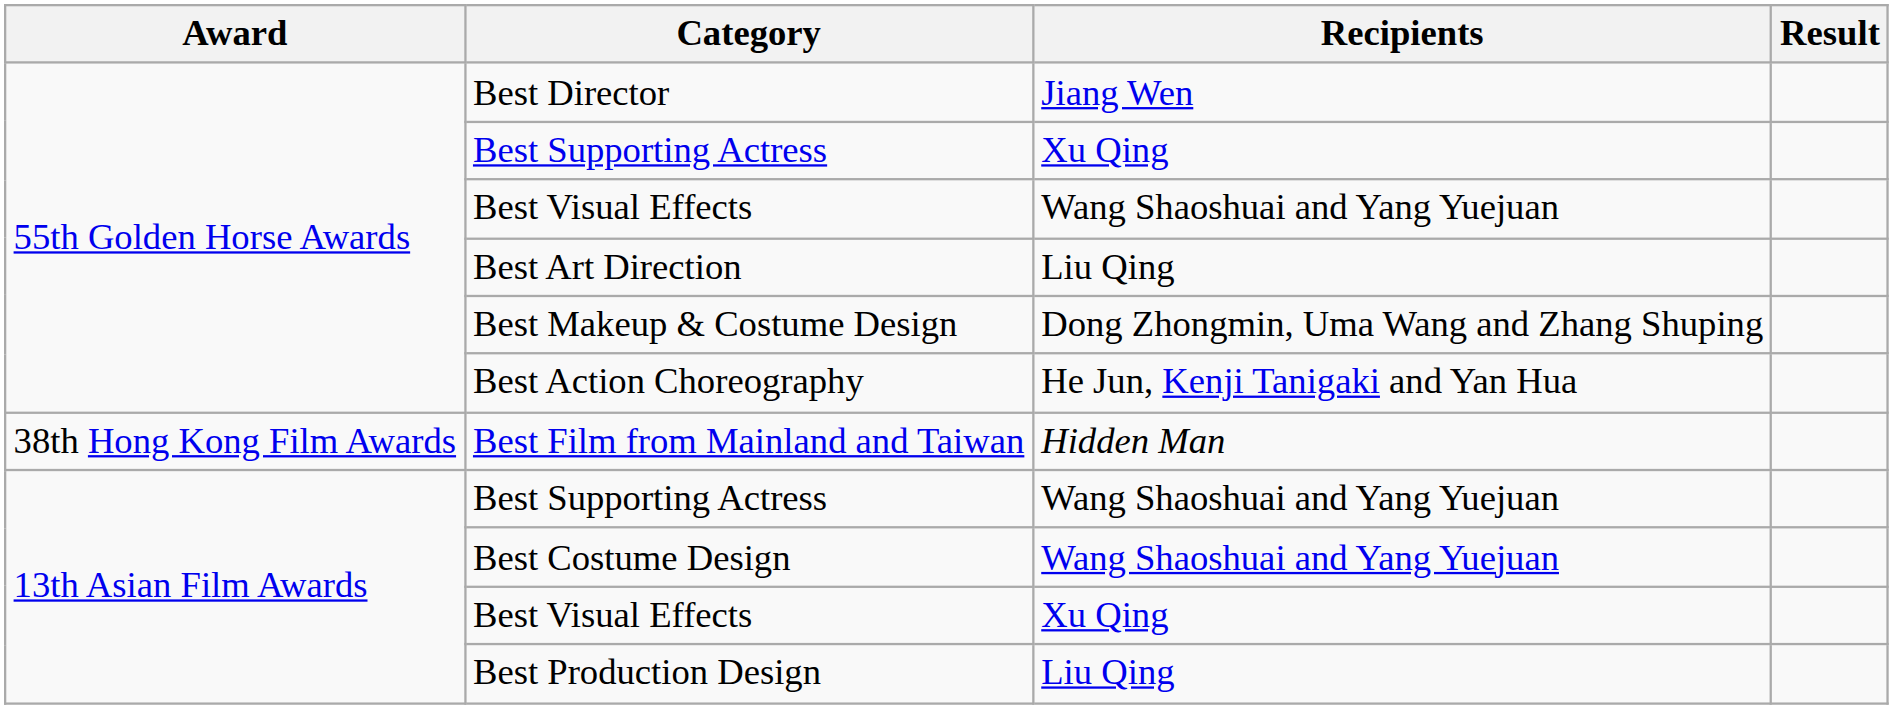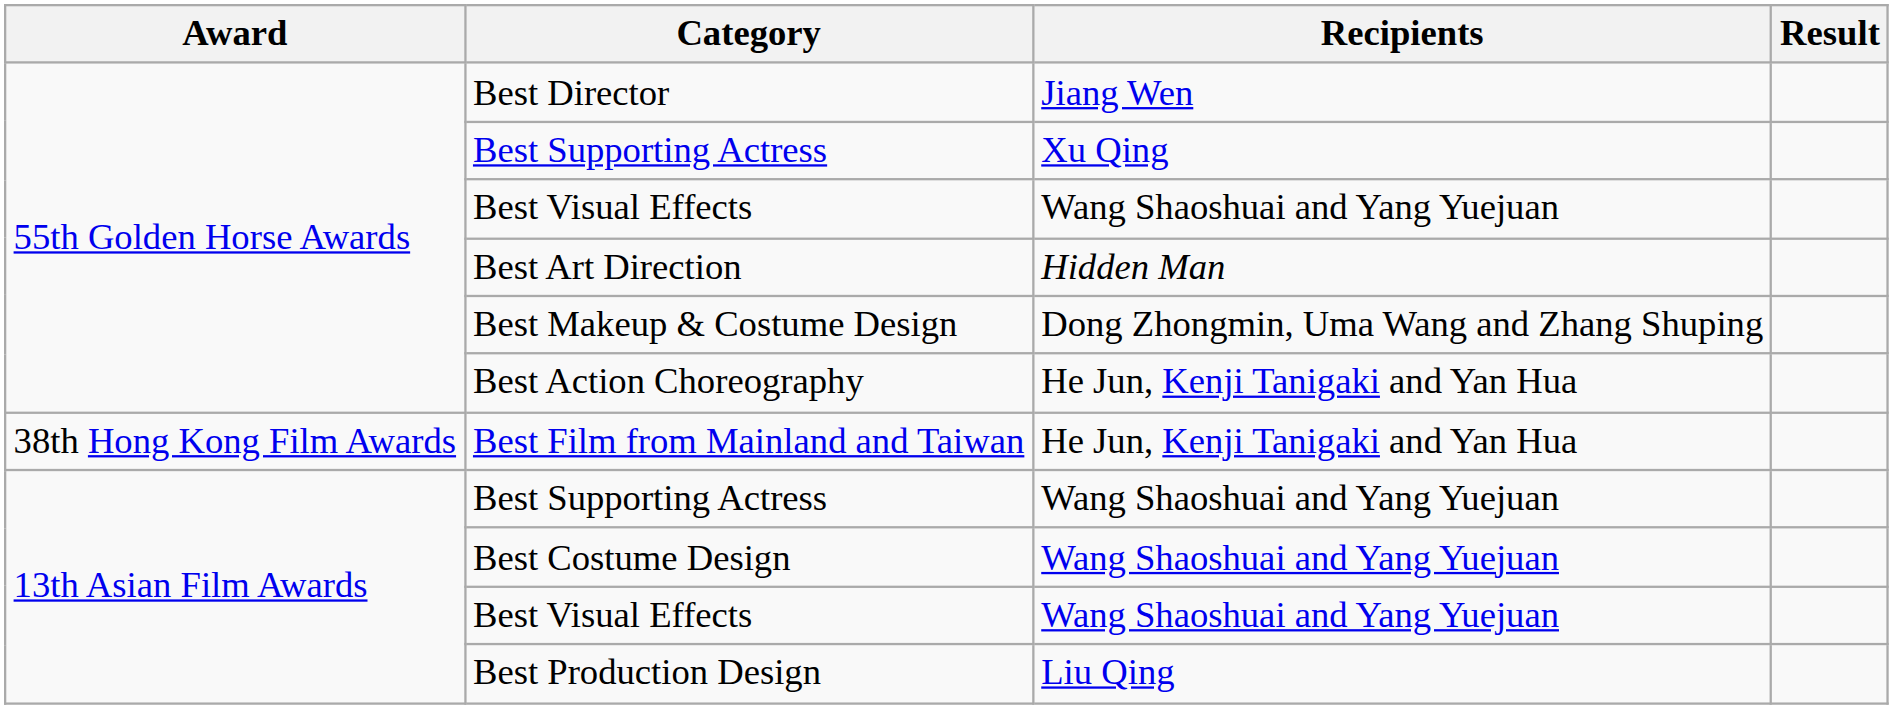(1108, 265) Liu Qing -> (1133, 265) Hidden Man
(1133, 440) Hidden Man -> (1309, 440) He Jun, Kenji Tanigaki and Yan Hua
(1105, 614) Xu Qing -> (1300, 614) Wang Shaoshuai and Yang Yuejuan
